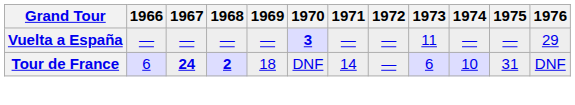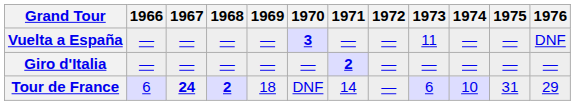(550, 40) 29 -> (550, 40) DNF
+ row: (65, 64)
(550, 64) DNF -> (550, 87) 29
